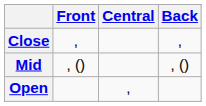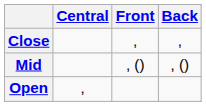columns swapped: (76, 16) <-> (128, 16)
